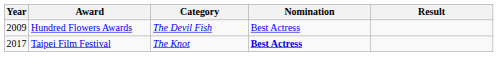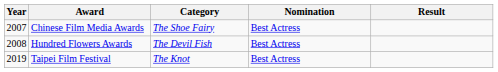+ row: (87, 28)
(17, 28) 2009 -> (17, 43) 2008
(17, 43) 2017 -> (17, 59) 2019
(276, 43) bold -> (275, 59) normal
